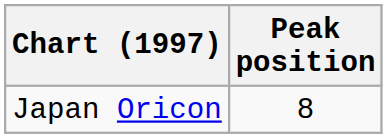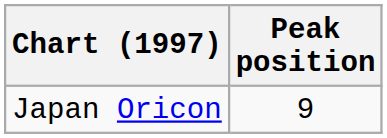(306, 110) 8 -> (306, 110) 9
